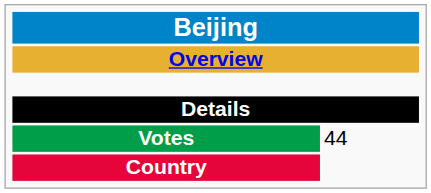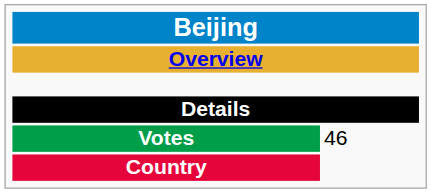(336, 138) 44 -> (336, 138) 46
